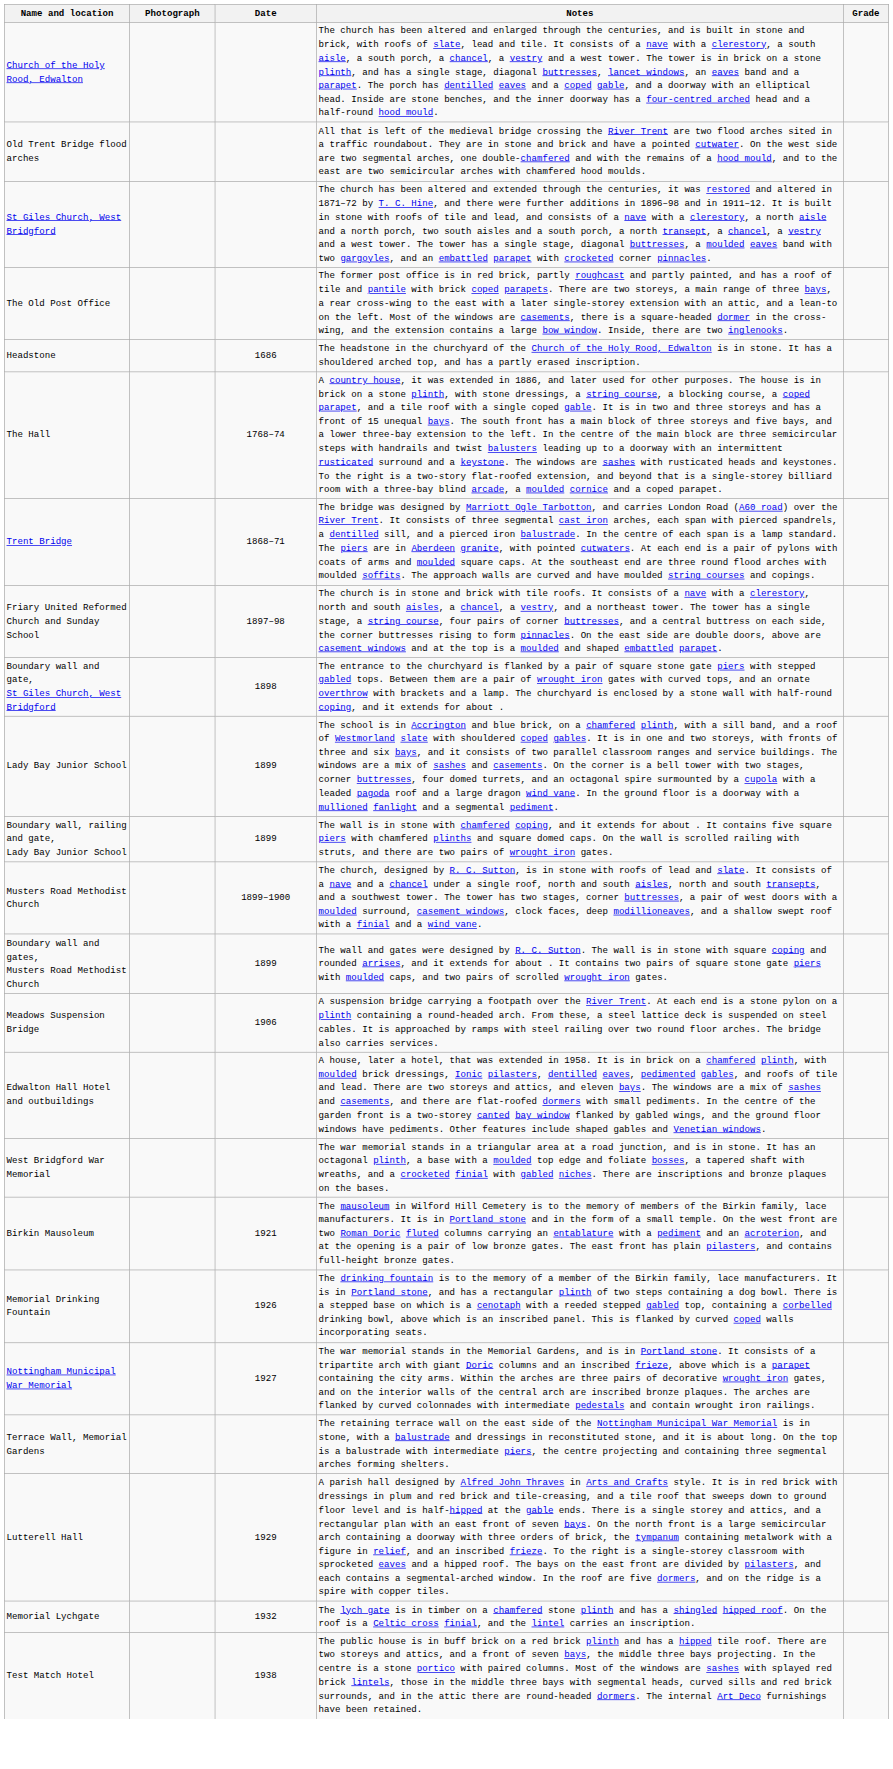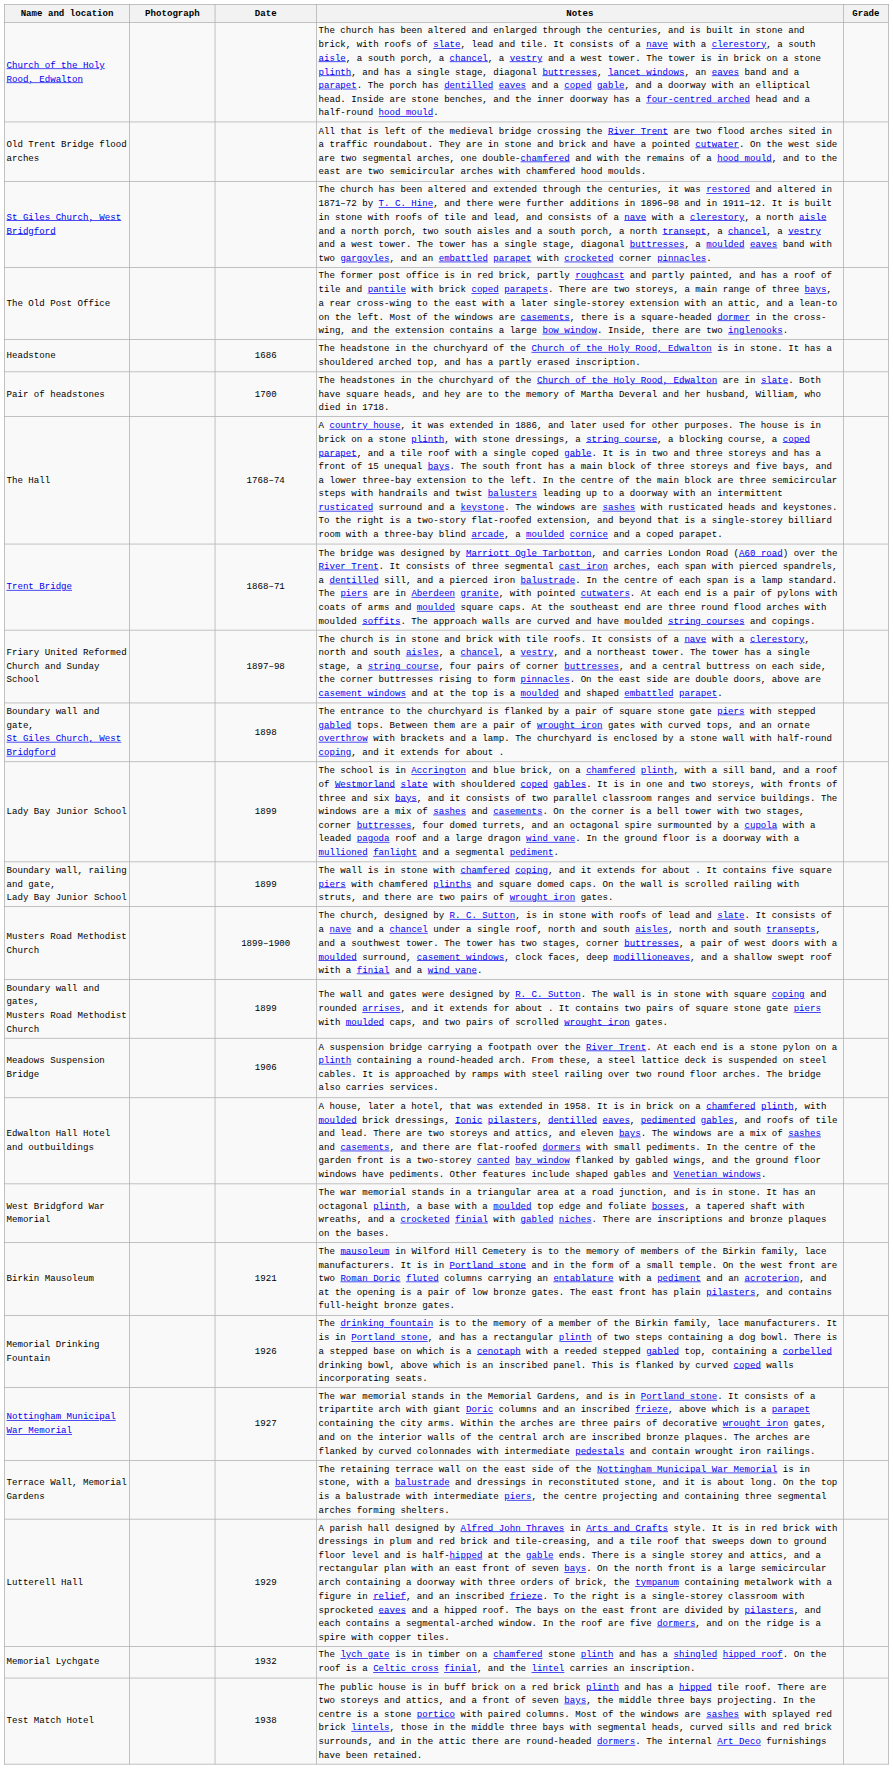+ row: (56, 394)
